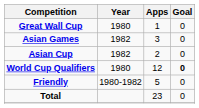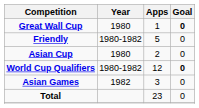(182, 26) normal -> (182, 26) bold
rows swapped: (51, 82) <-> (51, 40)
(120, 54) 1982 -> (120, 54) 1980
(120, 68) 1980 -> (120, 68) 1980-1982
